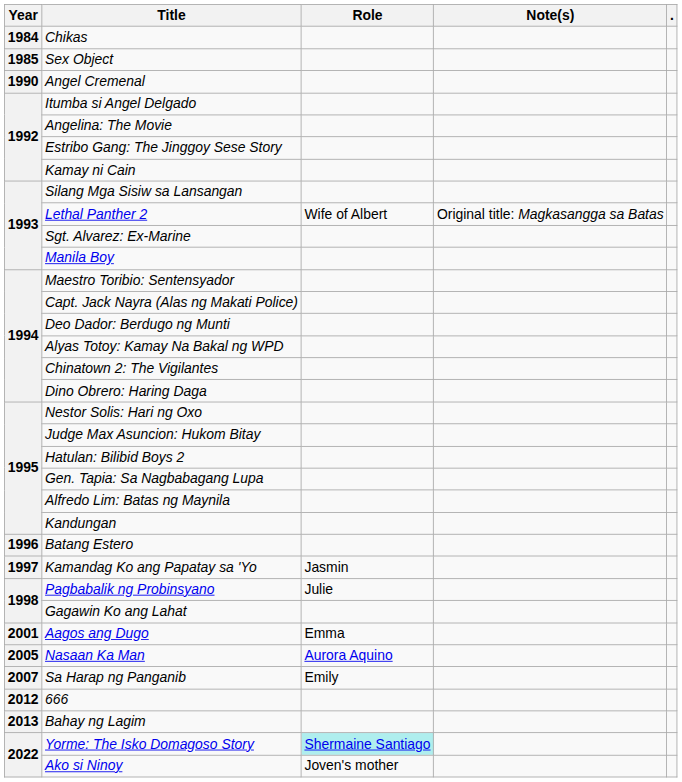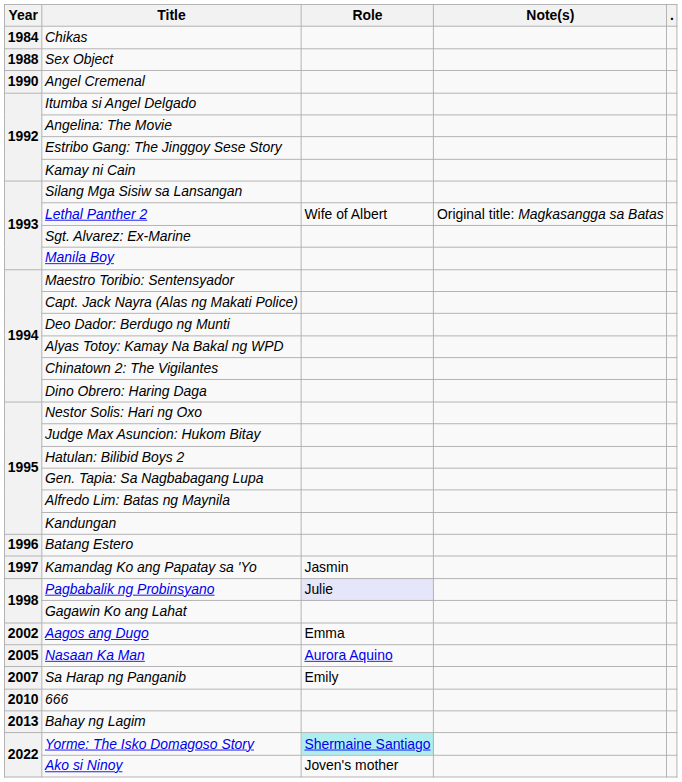(23, 59) 1985 -> (23, 59) 1988
(319, 589) no background -> (319, 589) lavender background
(23, 633) 2001 -> (23, 633) 2002
(23, 699) 2012 -> (23, 699) 2010
